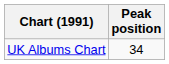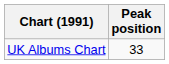(136, 49) 34 -> (136, 49) 33
